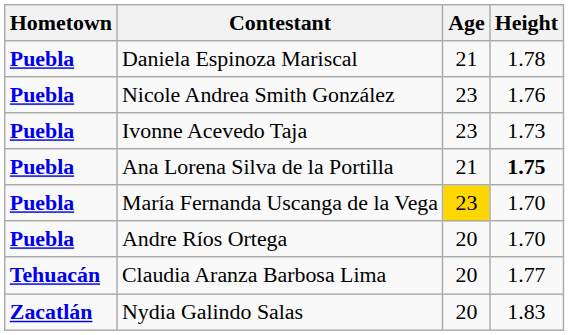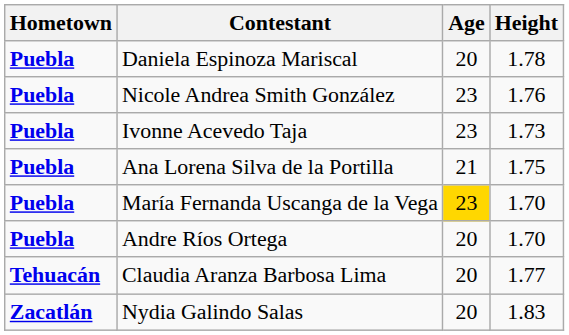(466, 58) 21 -> (466, 58) 20
(526, 167) bold -> (526, 167) normal
